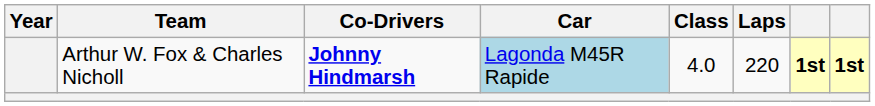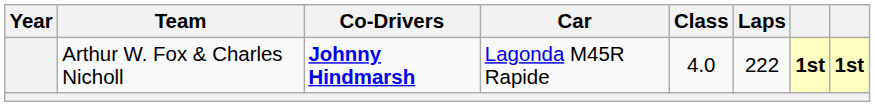(555, 65) lightblue background -> (555, 65) no background
(762, 65) 220 -> (762, 65) 222
